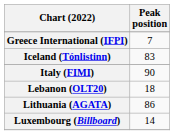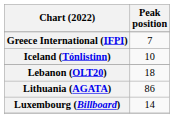(150, 56) 83 -> (150, 56) 10
- row: (67, 72)
